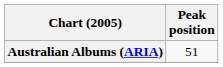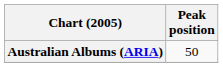(192, 51) 51 -> (192, 51) 50
